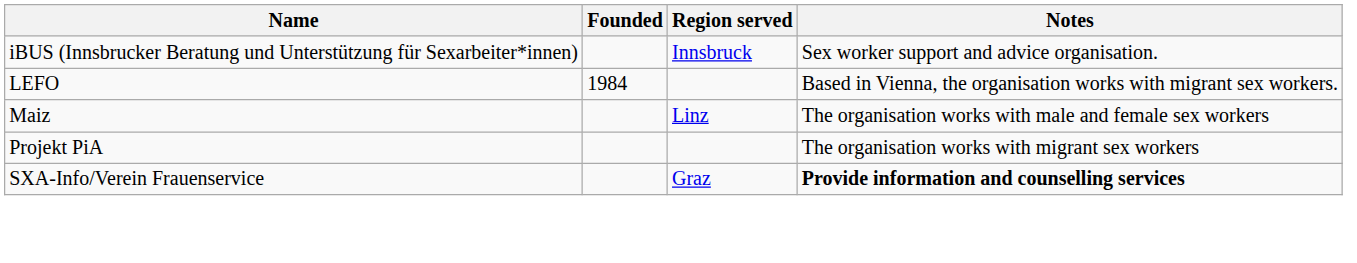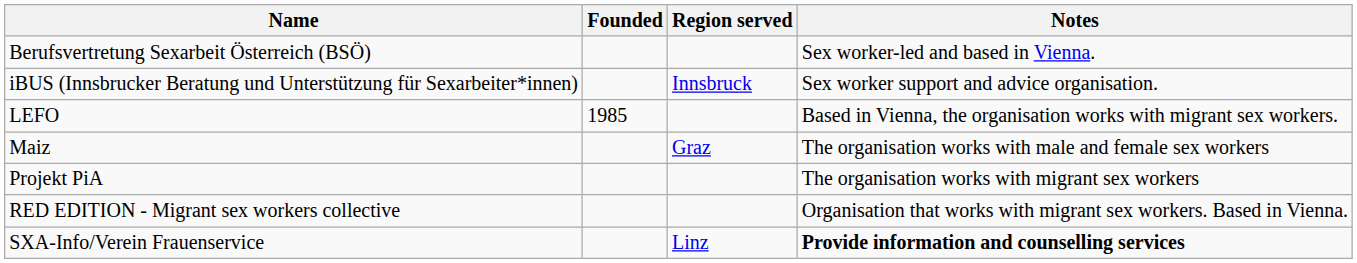+ row: (190, 52)
(607, 83) 1984 -> (607, 115) 1985
(690, 115) Linz -> (691, 147) Graz
+ row: (205, 210)
(691, 178) Graz -> (690, 242) Linz
